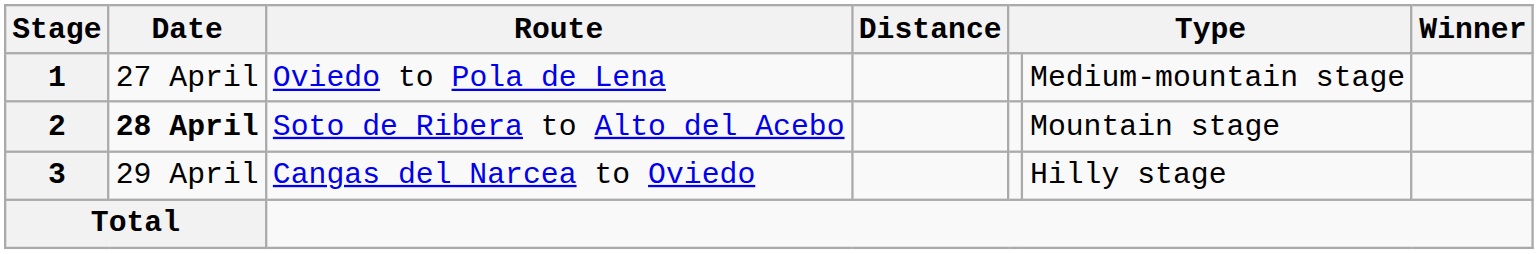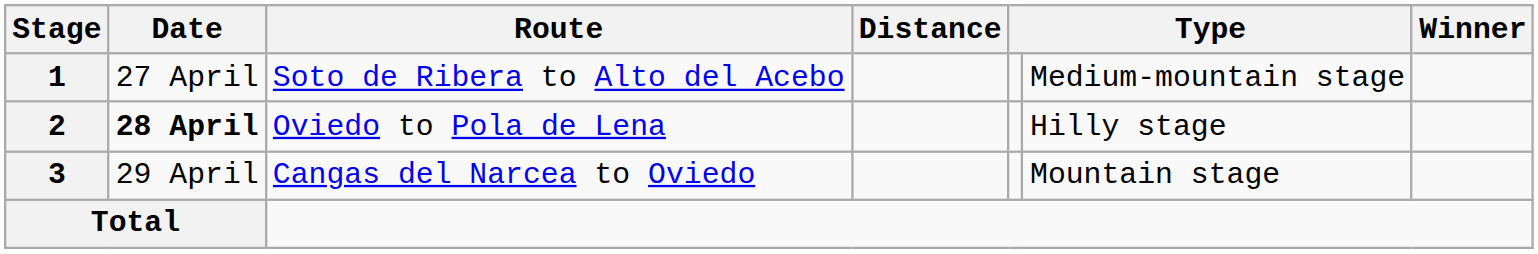(469, 78) Oviedo to Pola de Lena -> (559, 78) Soto de Ribera to Alto del Acebo
(559, 126) Soto de Ribera to Alto del Acebo -> (469, 126) Oviedo to Pola de Lena
(1155, 126) Mountain stage -> (1128, 126) Hilly stage
(1128, 175) Hilly stage -> (1155, 175) Mountain stage
